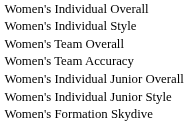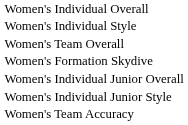rows swapped: (69, 61) <-> (79, 114)
